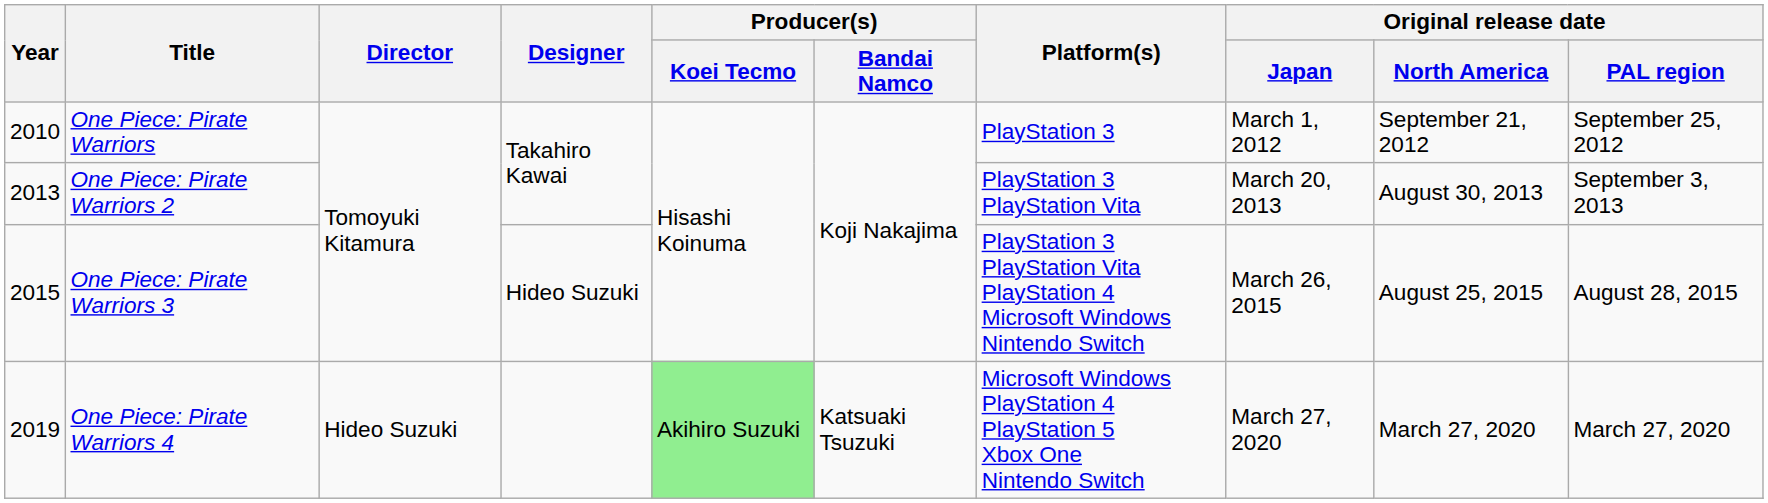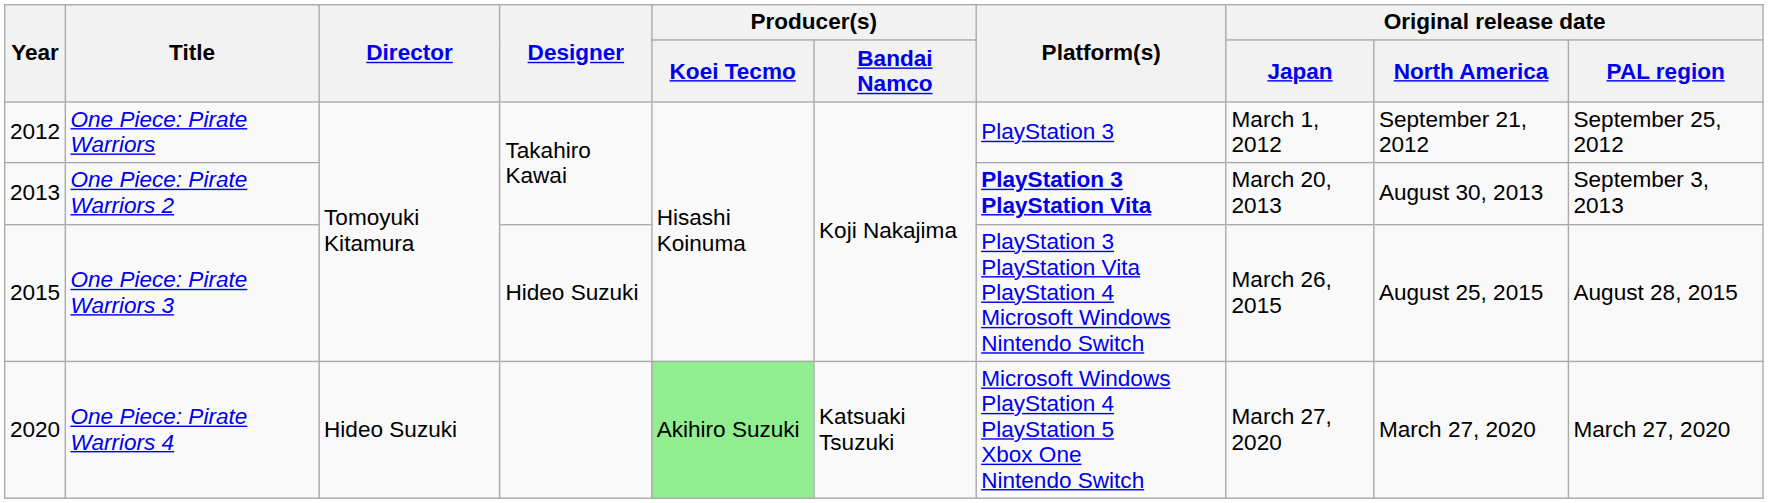(35, 132) 2010 -> (35, 132) 2012
(1061, 193) normal -> (1066, 193) bold
(35, 429) 2019 -> (35, 429) 2020
